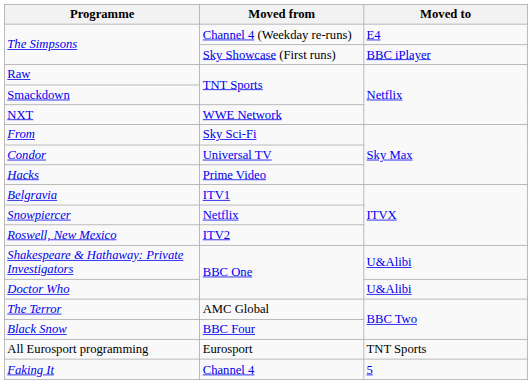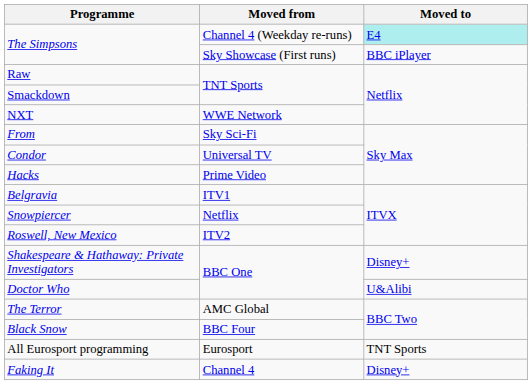(374, 34) no background -> (374, 34) paleturquoise background
(389, 262) U&Alibi -> (388, 262) Disney+
(370, 369) 5 -> (388, 369) Disney+
